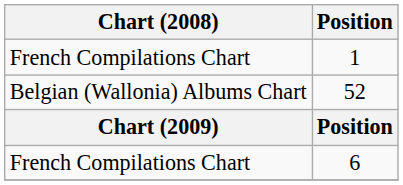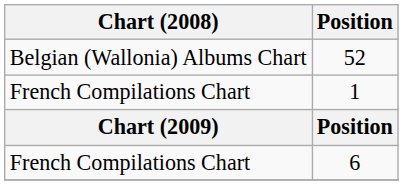rows swapped: (355, 92) <-> (355, 57)
